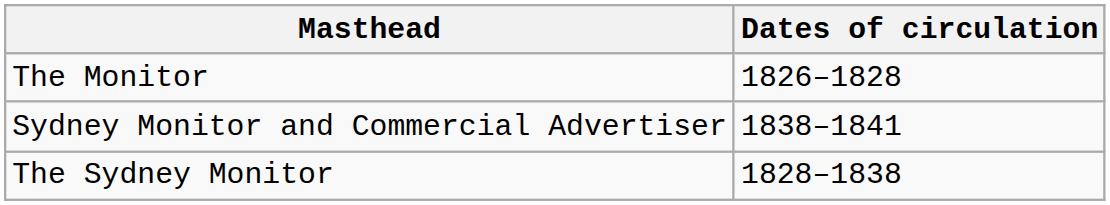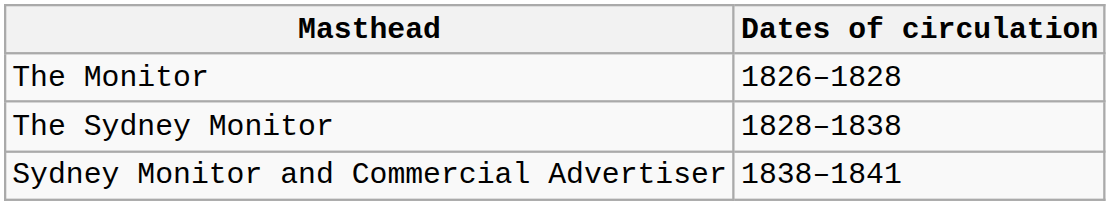rows swapped: (173, 175) <-> (370, 126)
